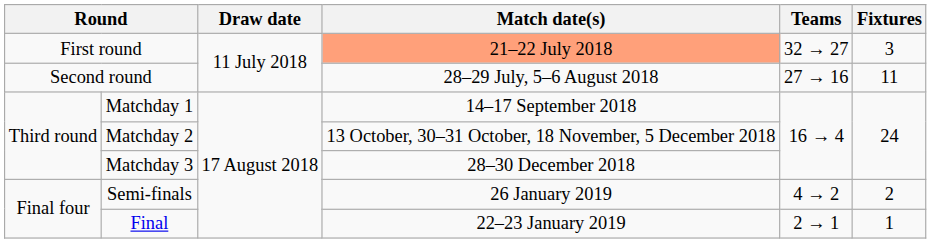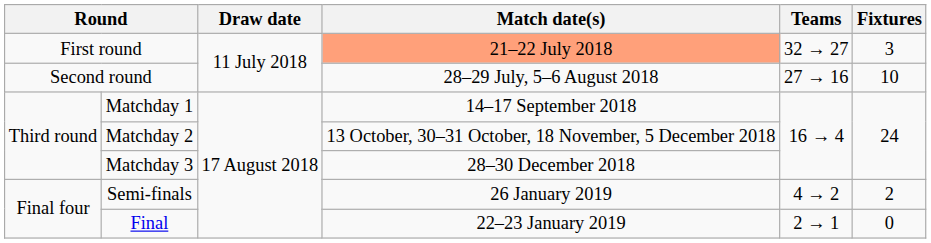(889, 77) 11 -> (889, 77) 10
(889, 223) 1 -> (889, 223) 0
